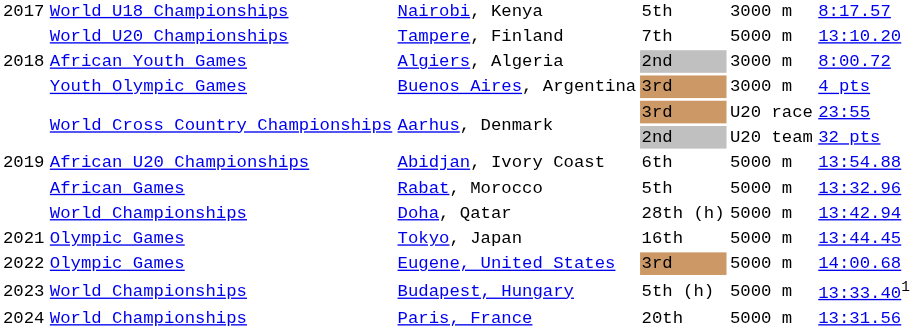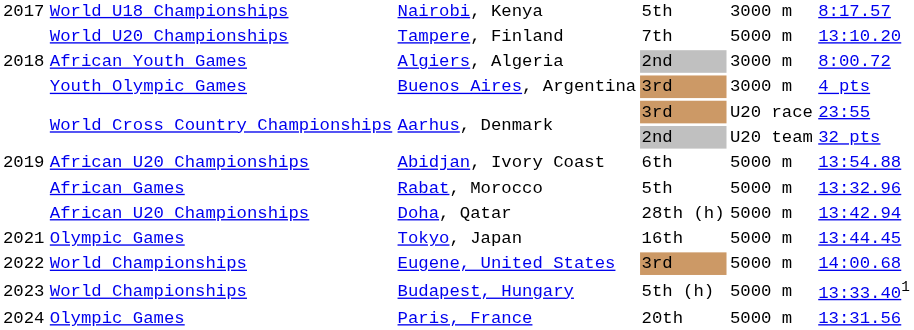(148, 213) World Championships -> (180, 213) African U20 Championships
(117, 264) Olympic Games -> (148, 264) World Championships
(148, 319) World Championships -> (117, 319) Olympic Games
